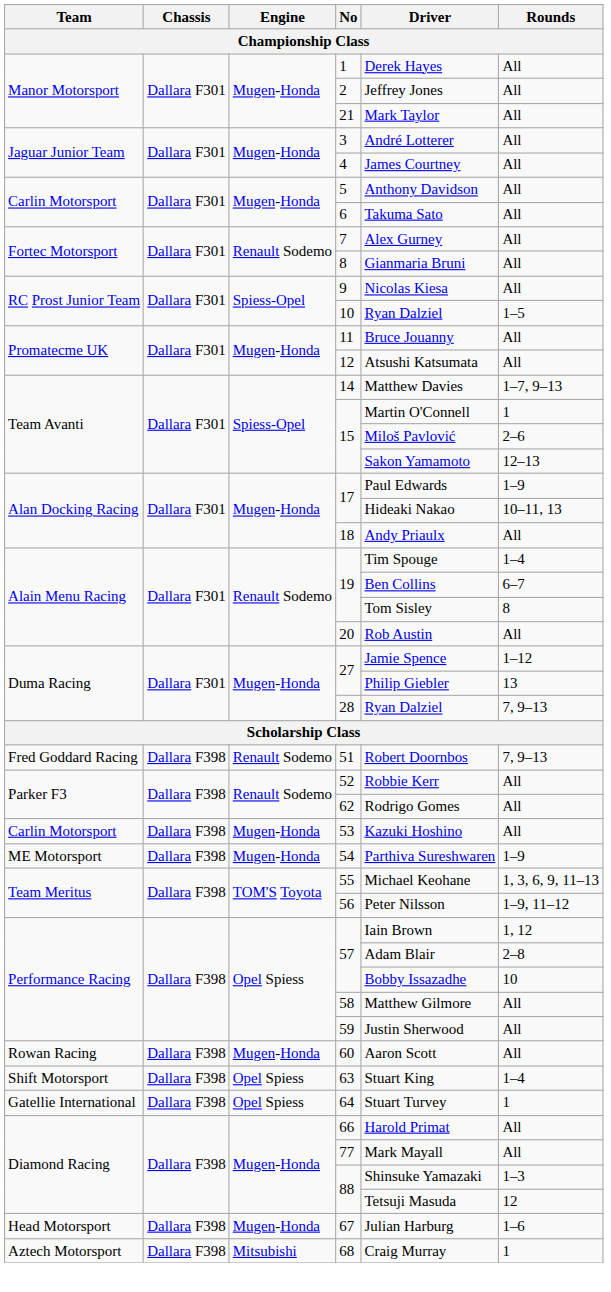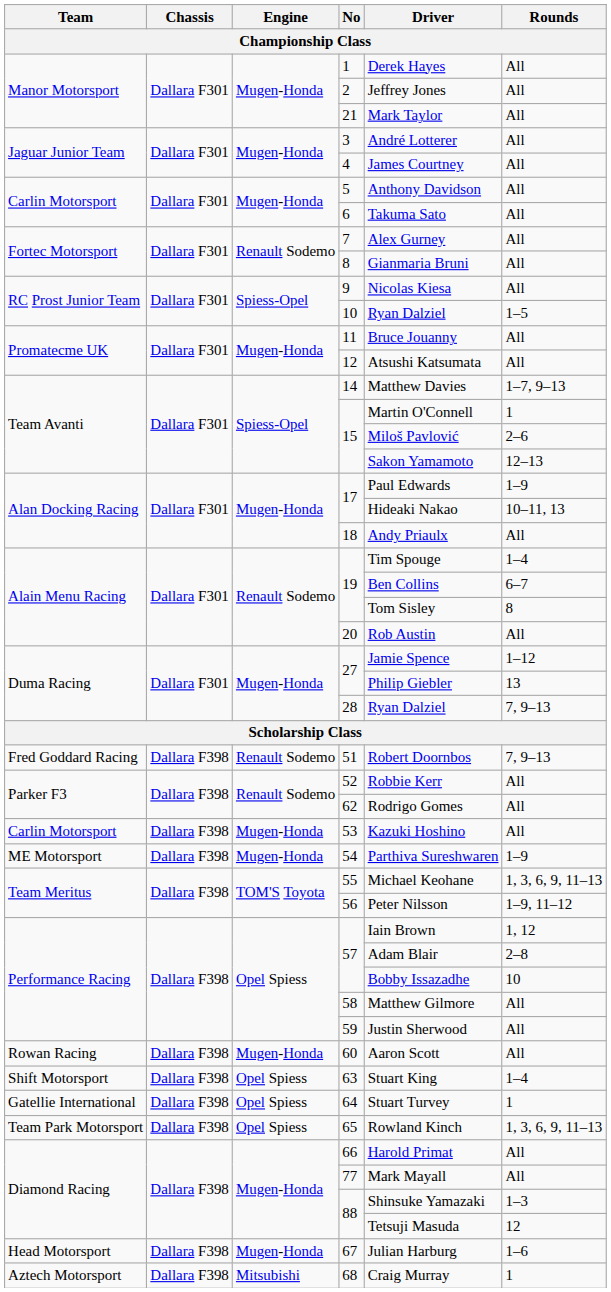+ row: (76, 1127)
